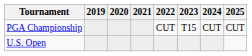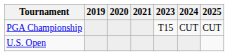- column: (166, 12)
